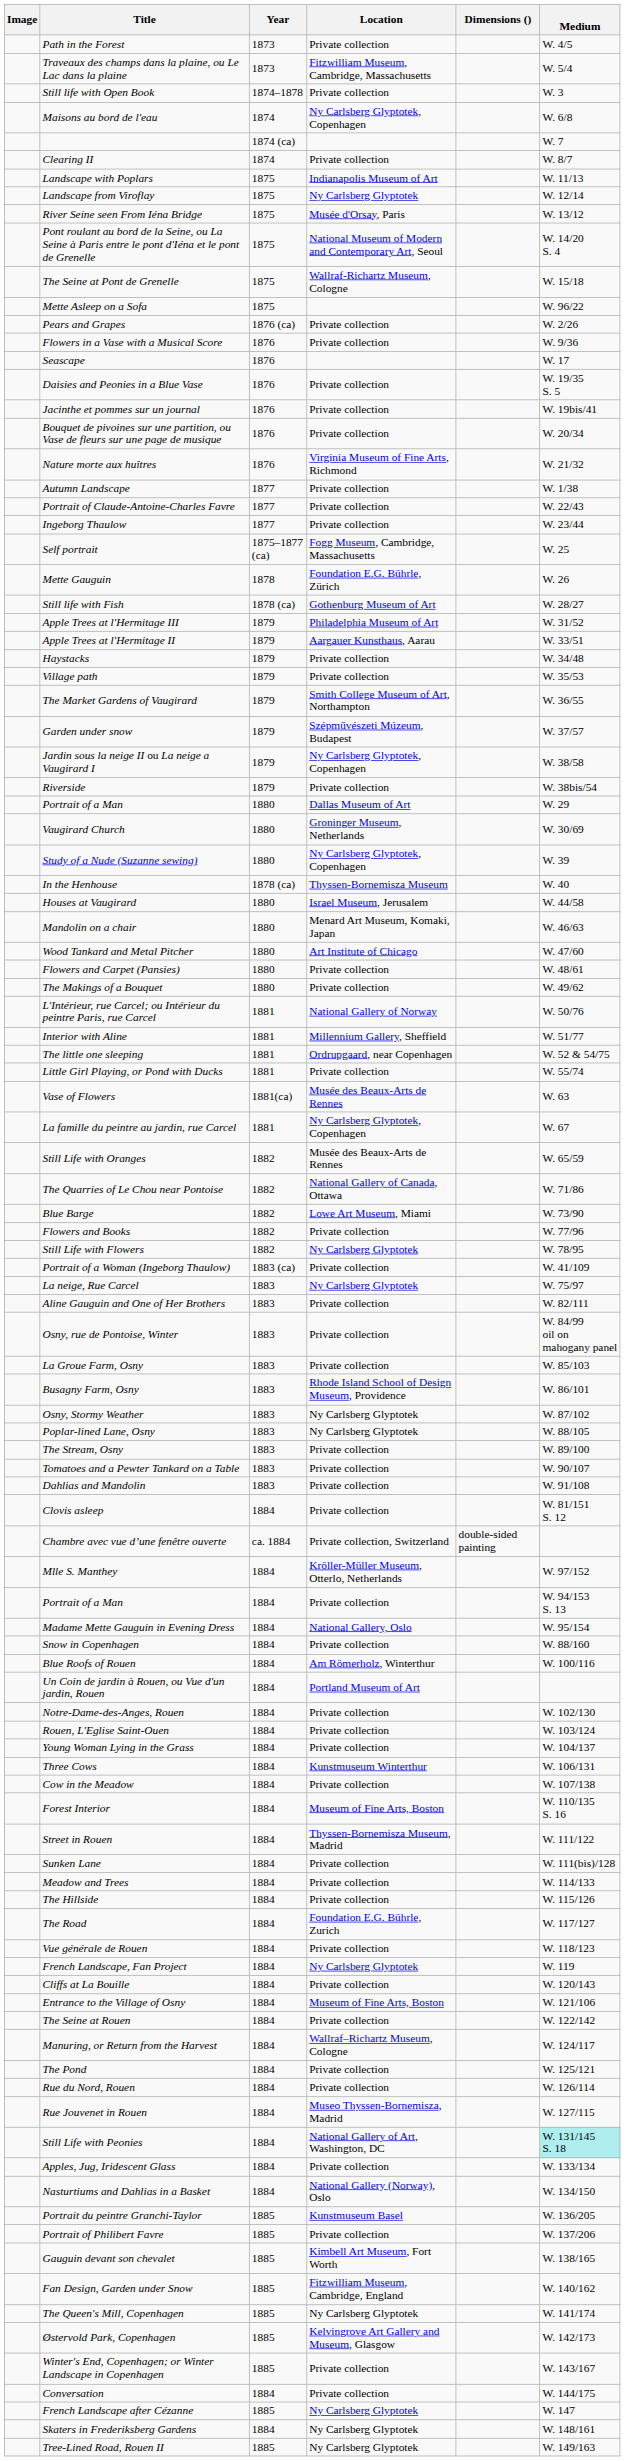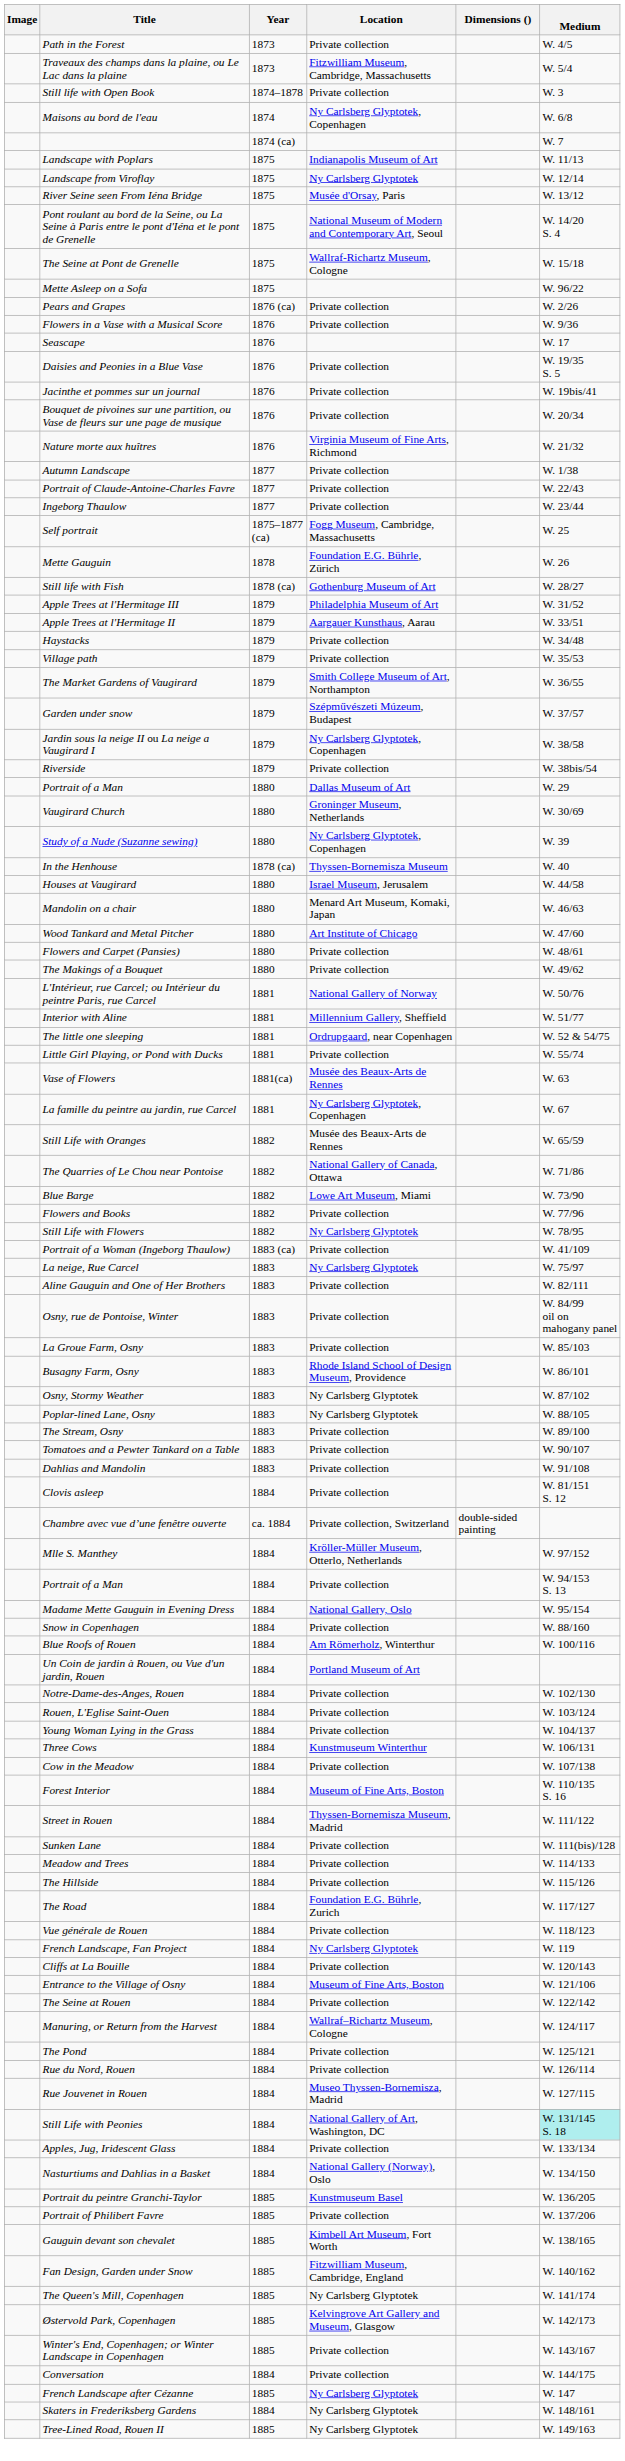- row: (68, 159)
